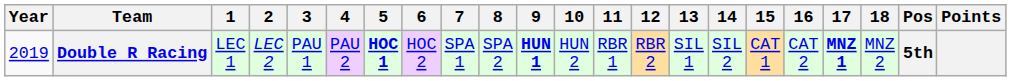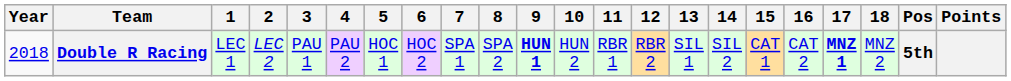(29, 53) 2019 -> (29, 53) 2018
(383, 53) bold -> (383, 53) normal
